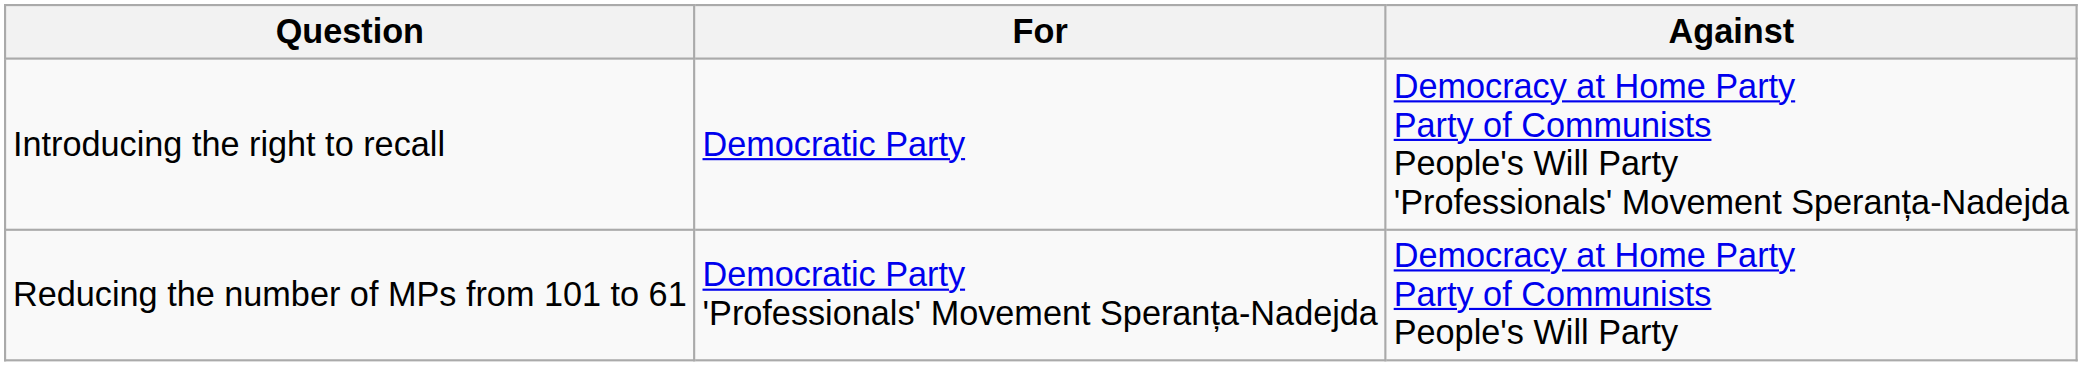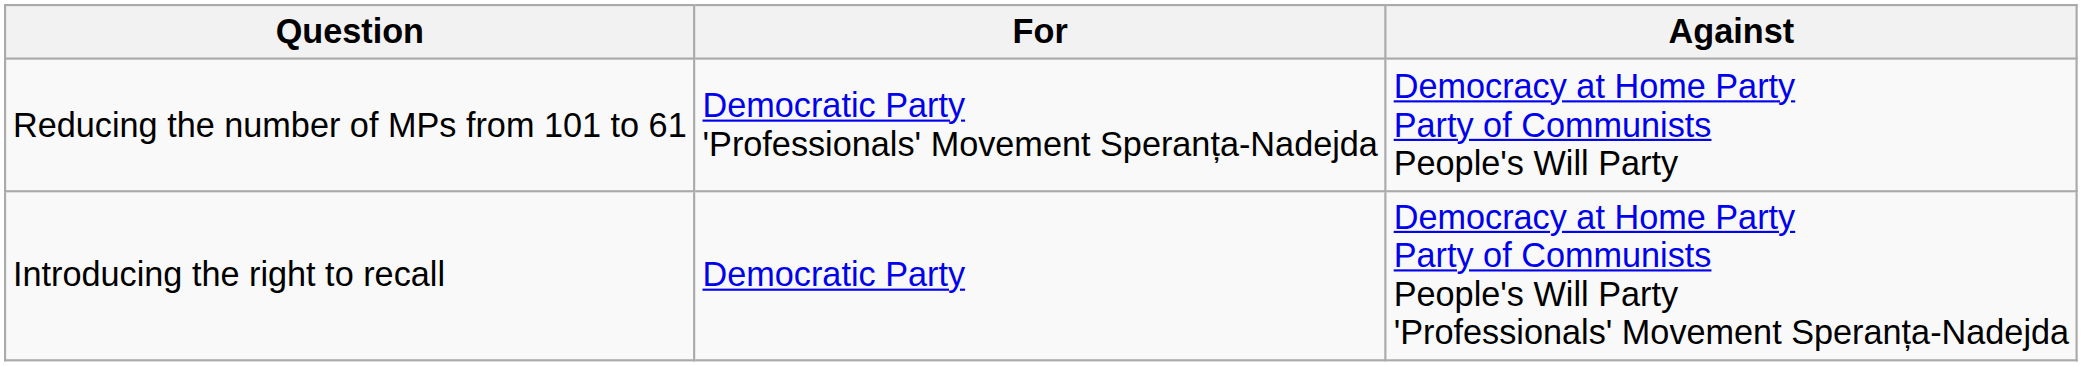rows swapped: (350, 294) <-> (229, 143)
